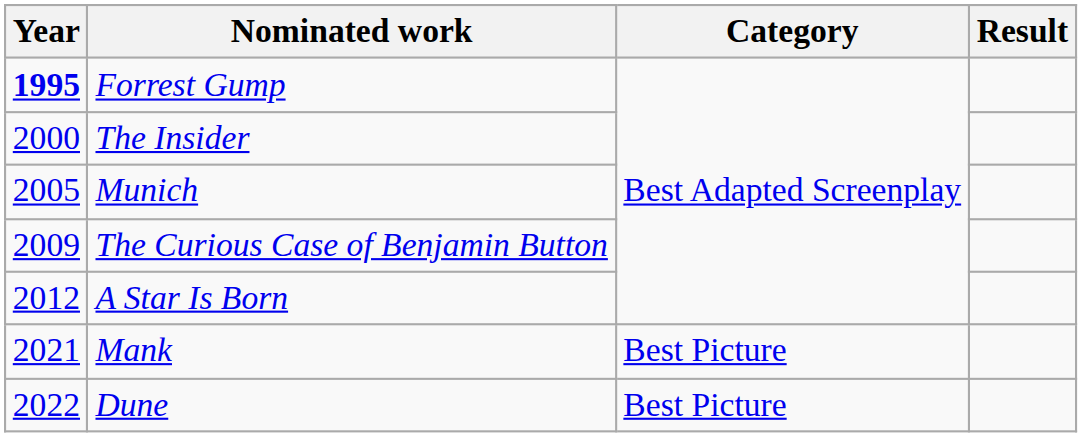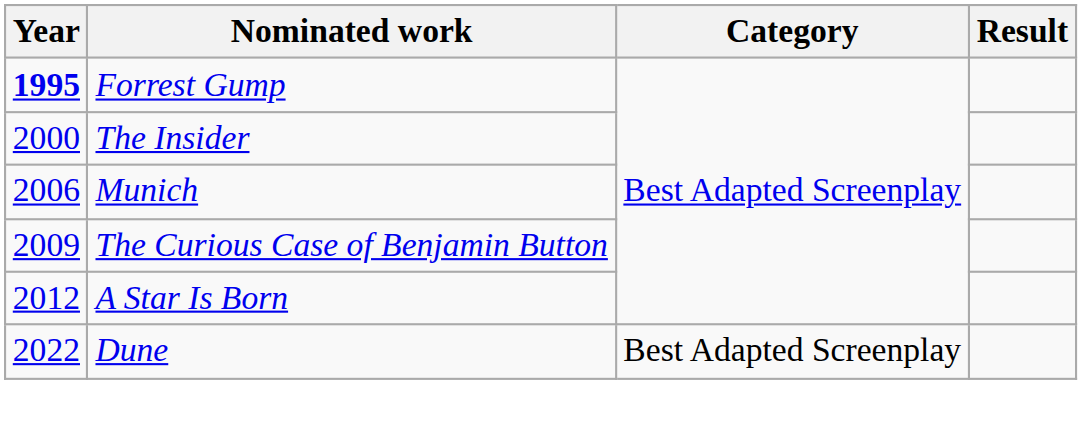(46, 191) 2005 -> (46, 191) 2006
- row: (134, 350)
(705, 404) Best Picture -> (792, 350) Best Adapted Screenplay
